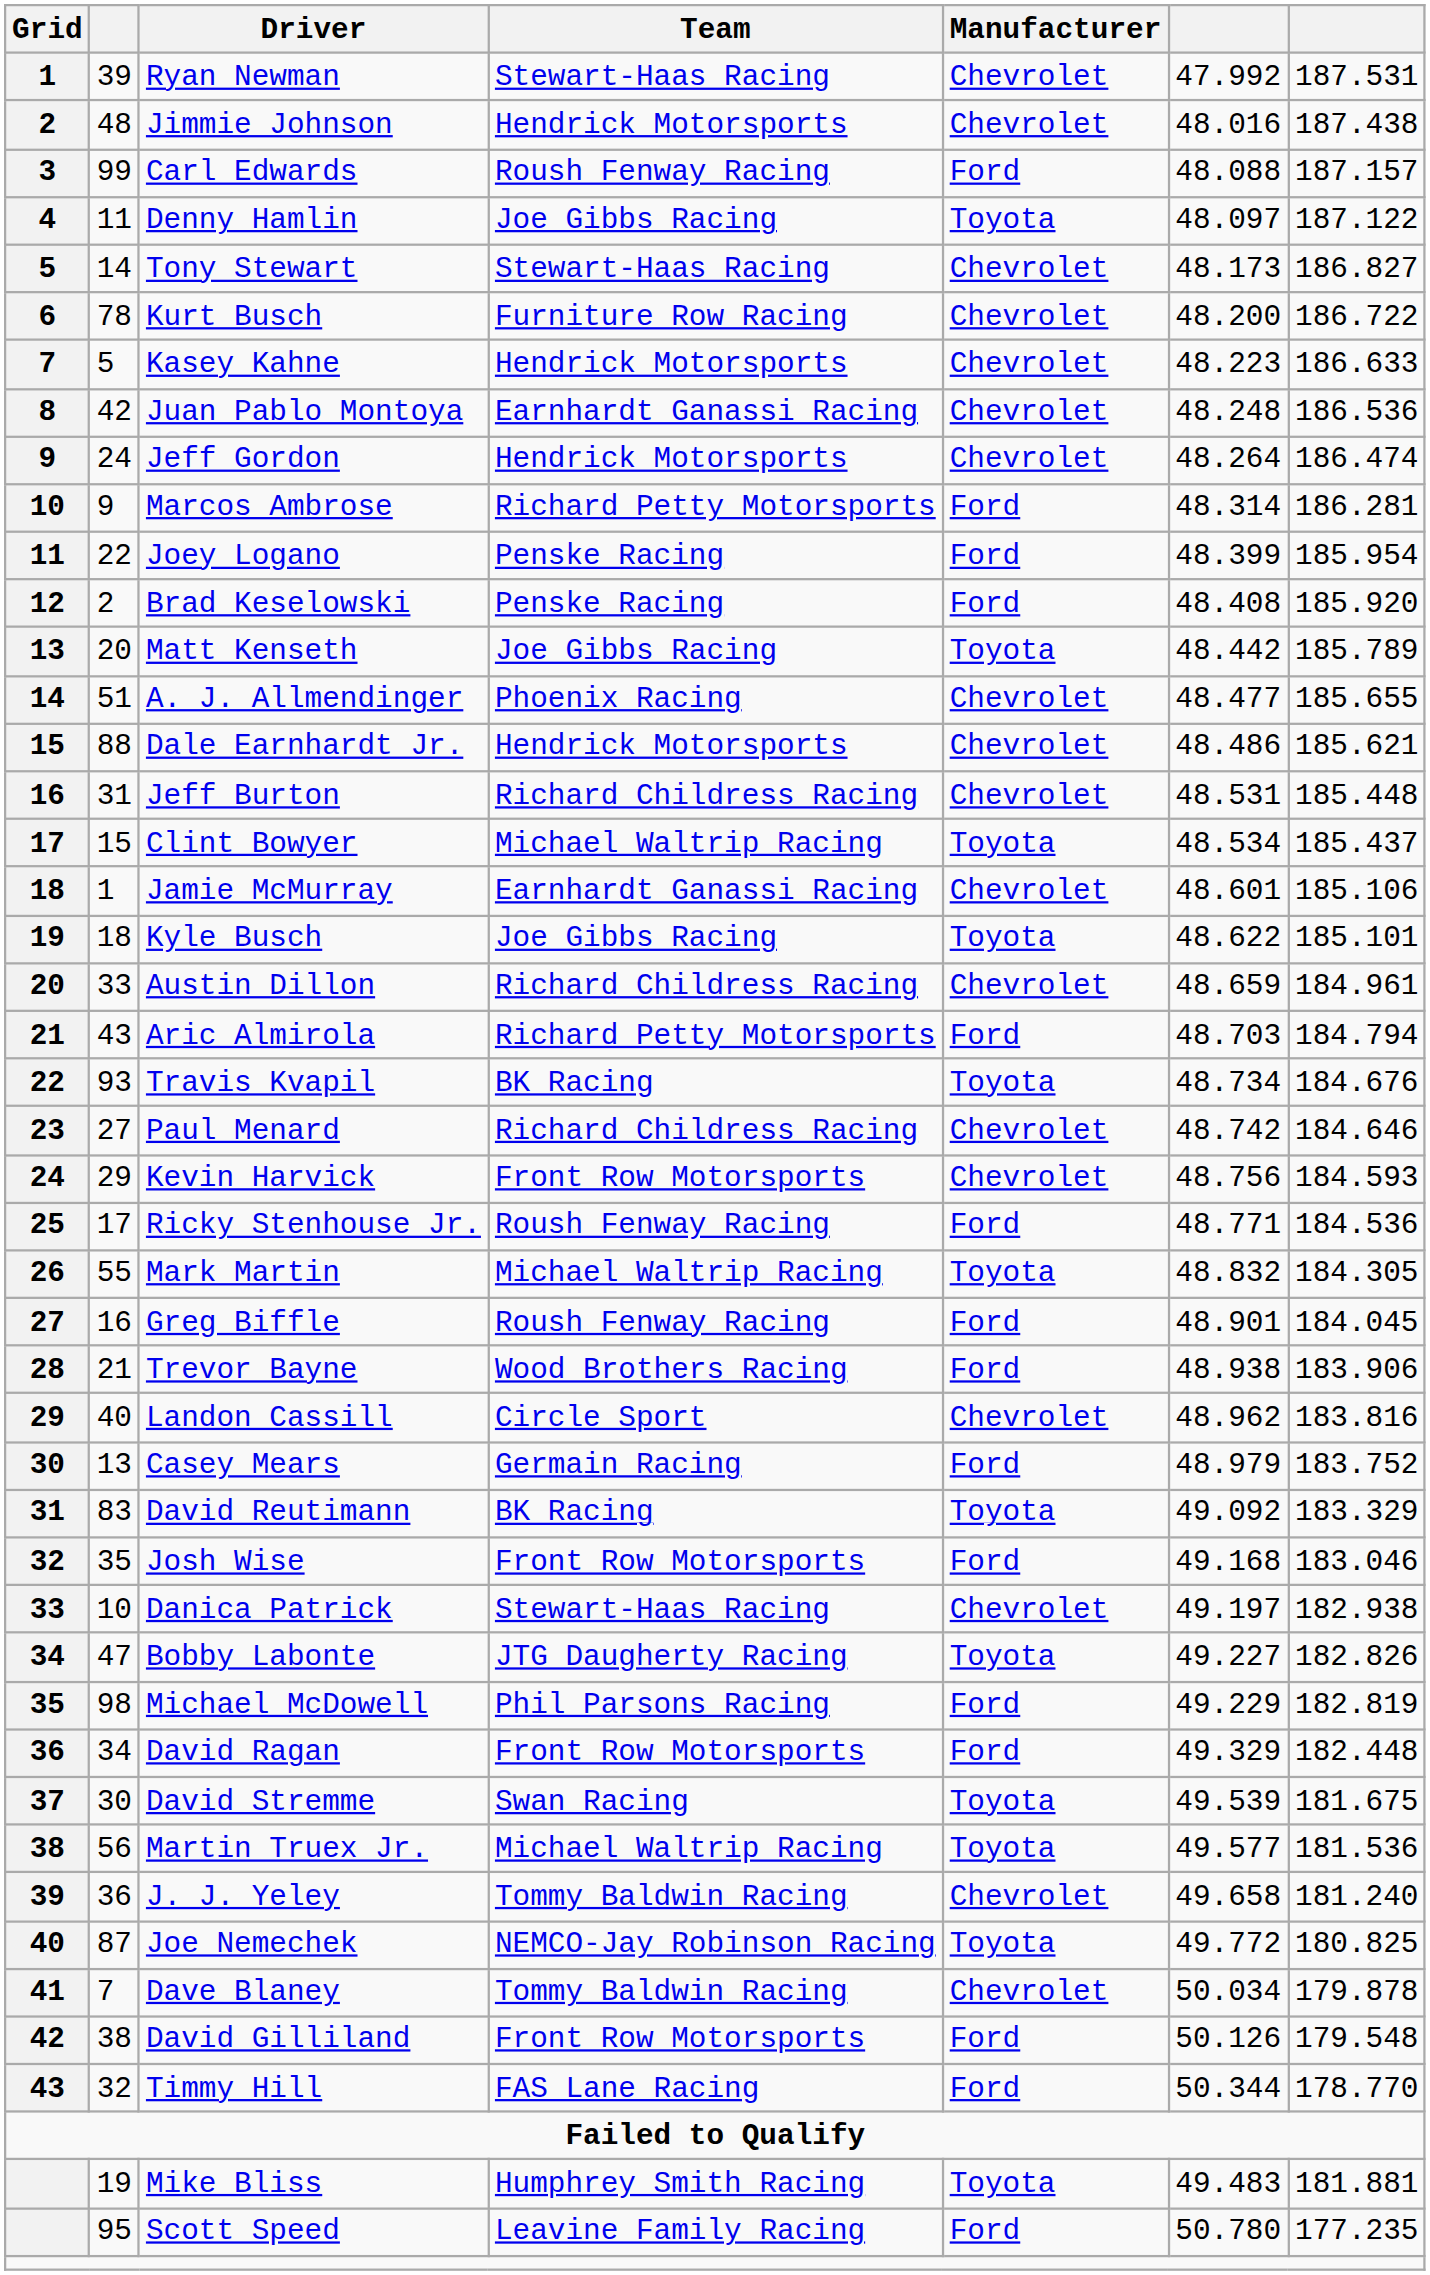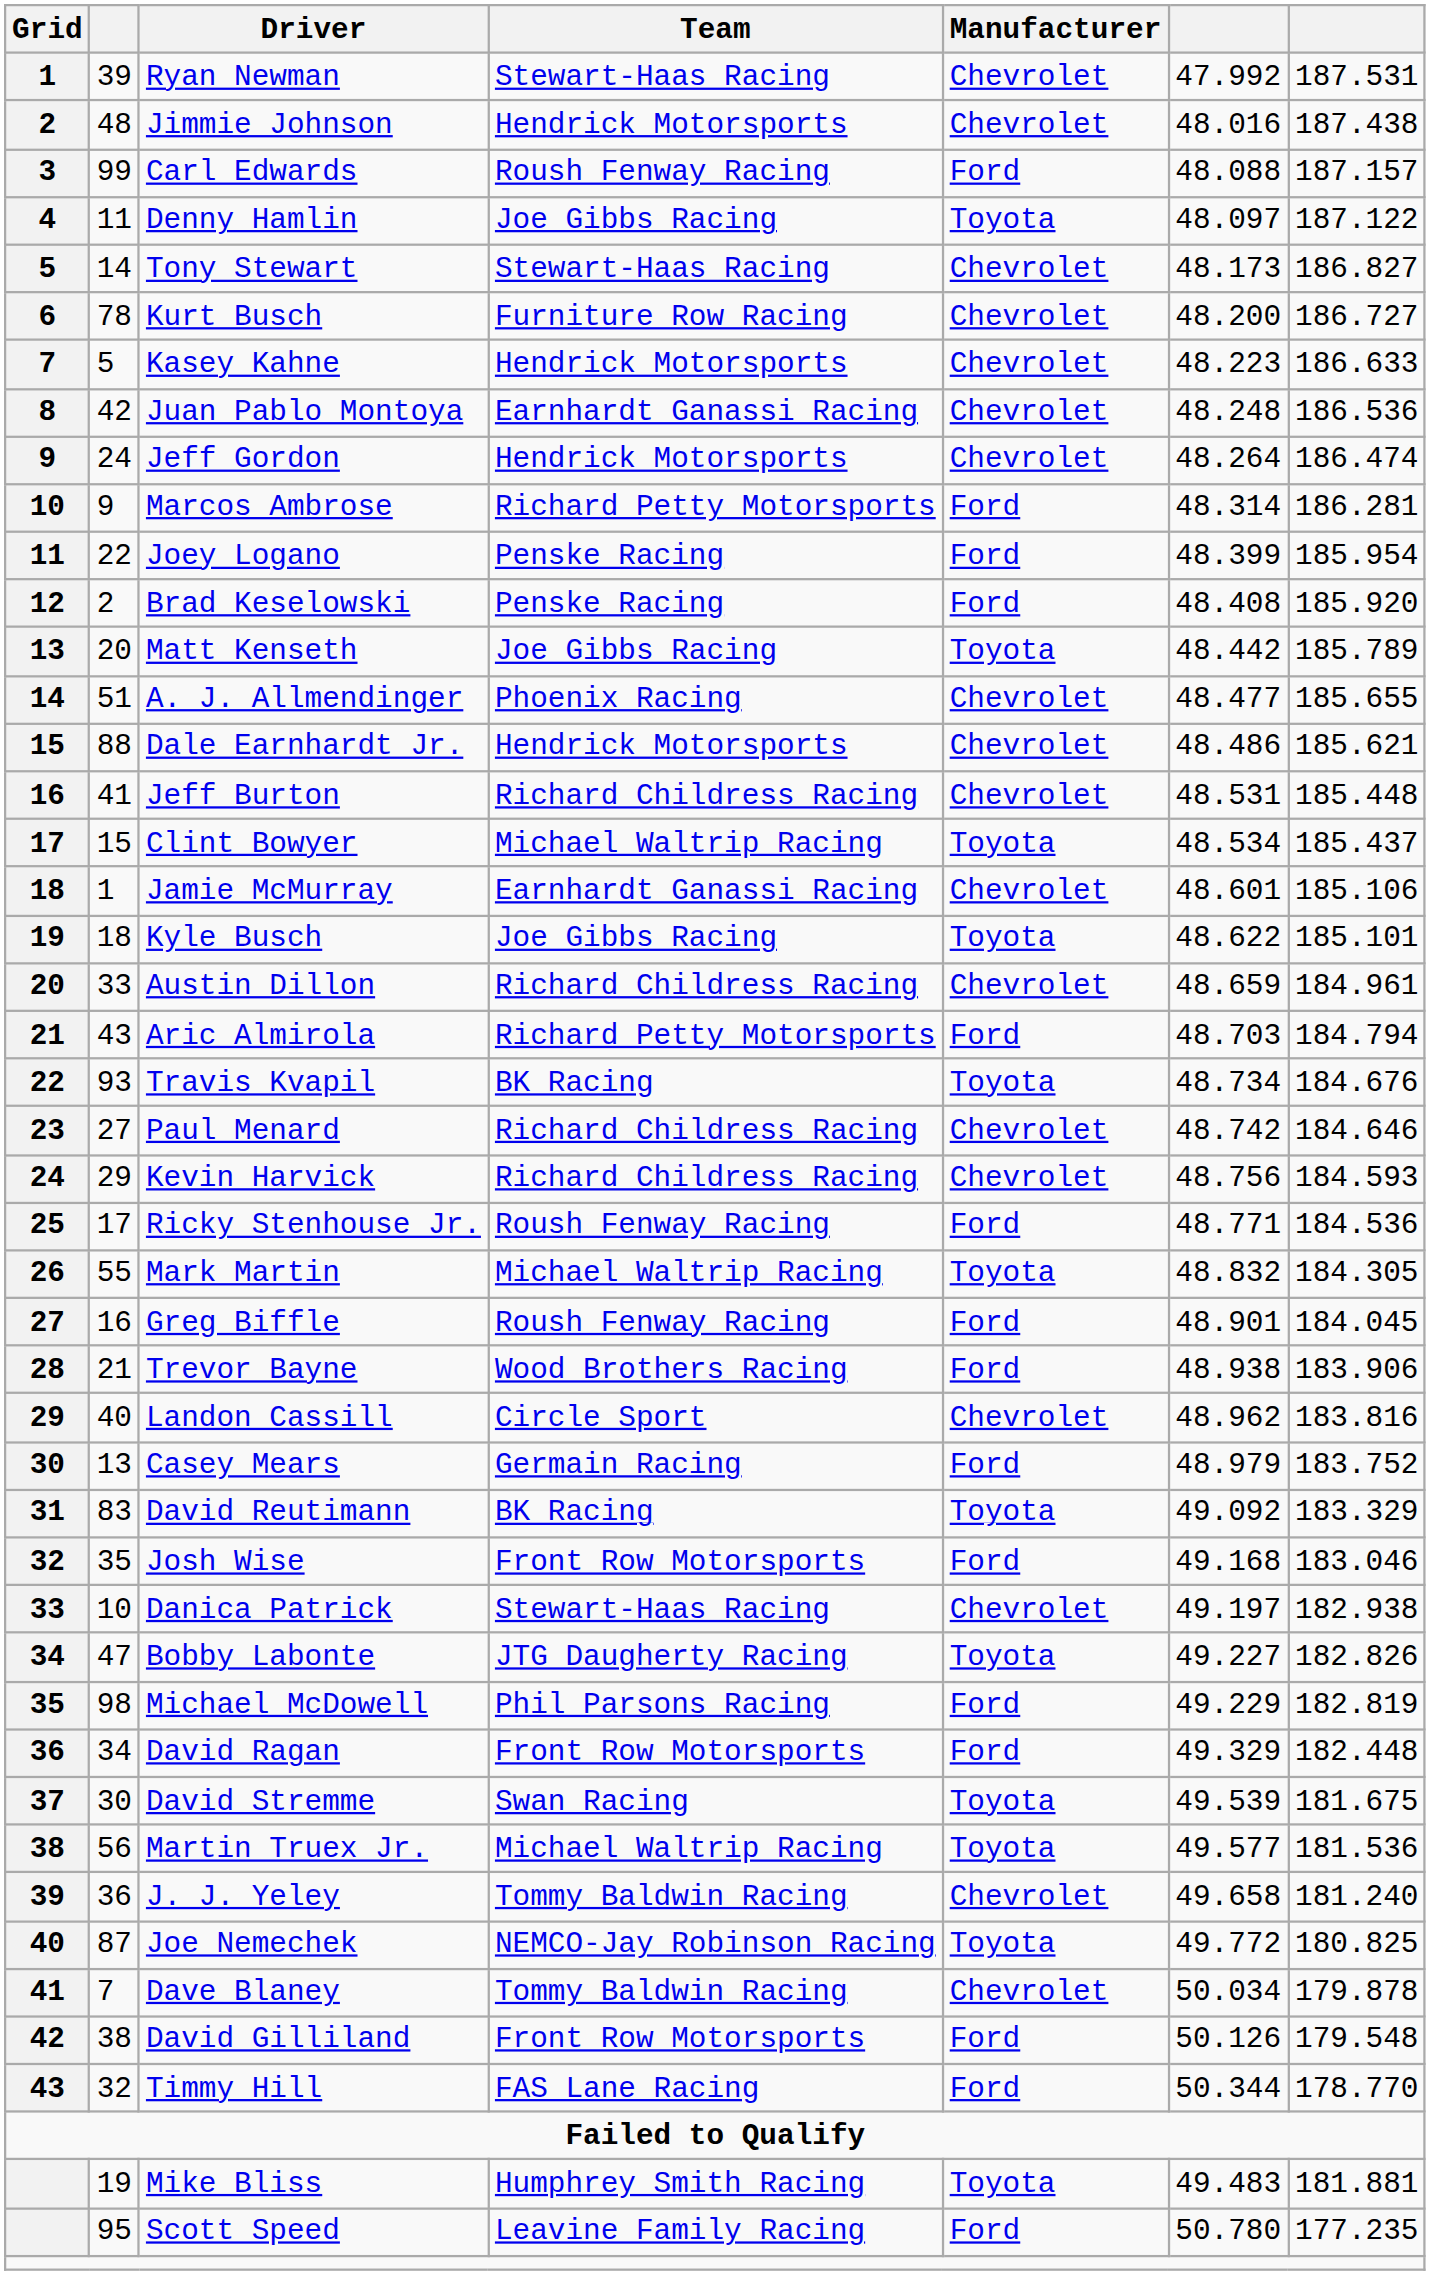(1357, 316) 186.722 -> (1357, 316) 186.727
(114, 795) 31 -> (114, 795) 41
(680, 1178) Front Row Motorsports -> (706, 1178) Richard Childress Racing
